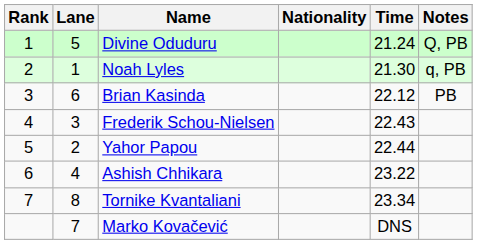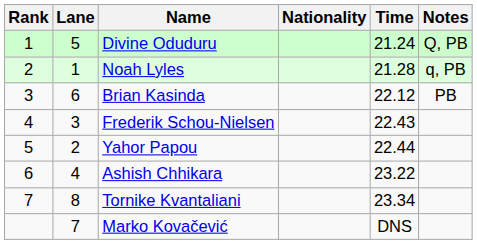(395, 69) 21.30 -> (395, 69) 21.28
